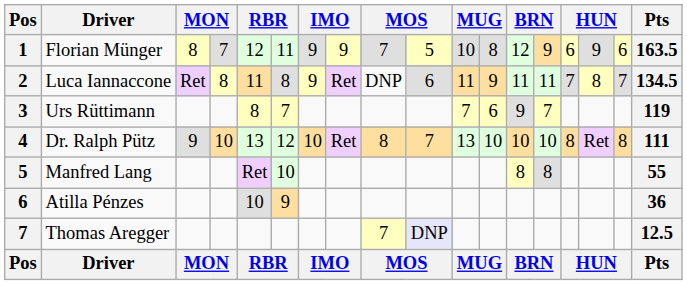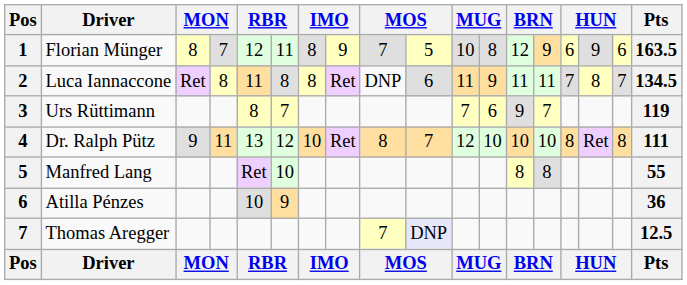(313, 49) 9 -> (312, 49) 8
(313, 80) 9 -> (312, 80) 8
(224, 141) 10 -> (223, 141) 11
(466, 141) 13 -> (465, 141) 12
